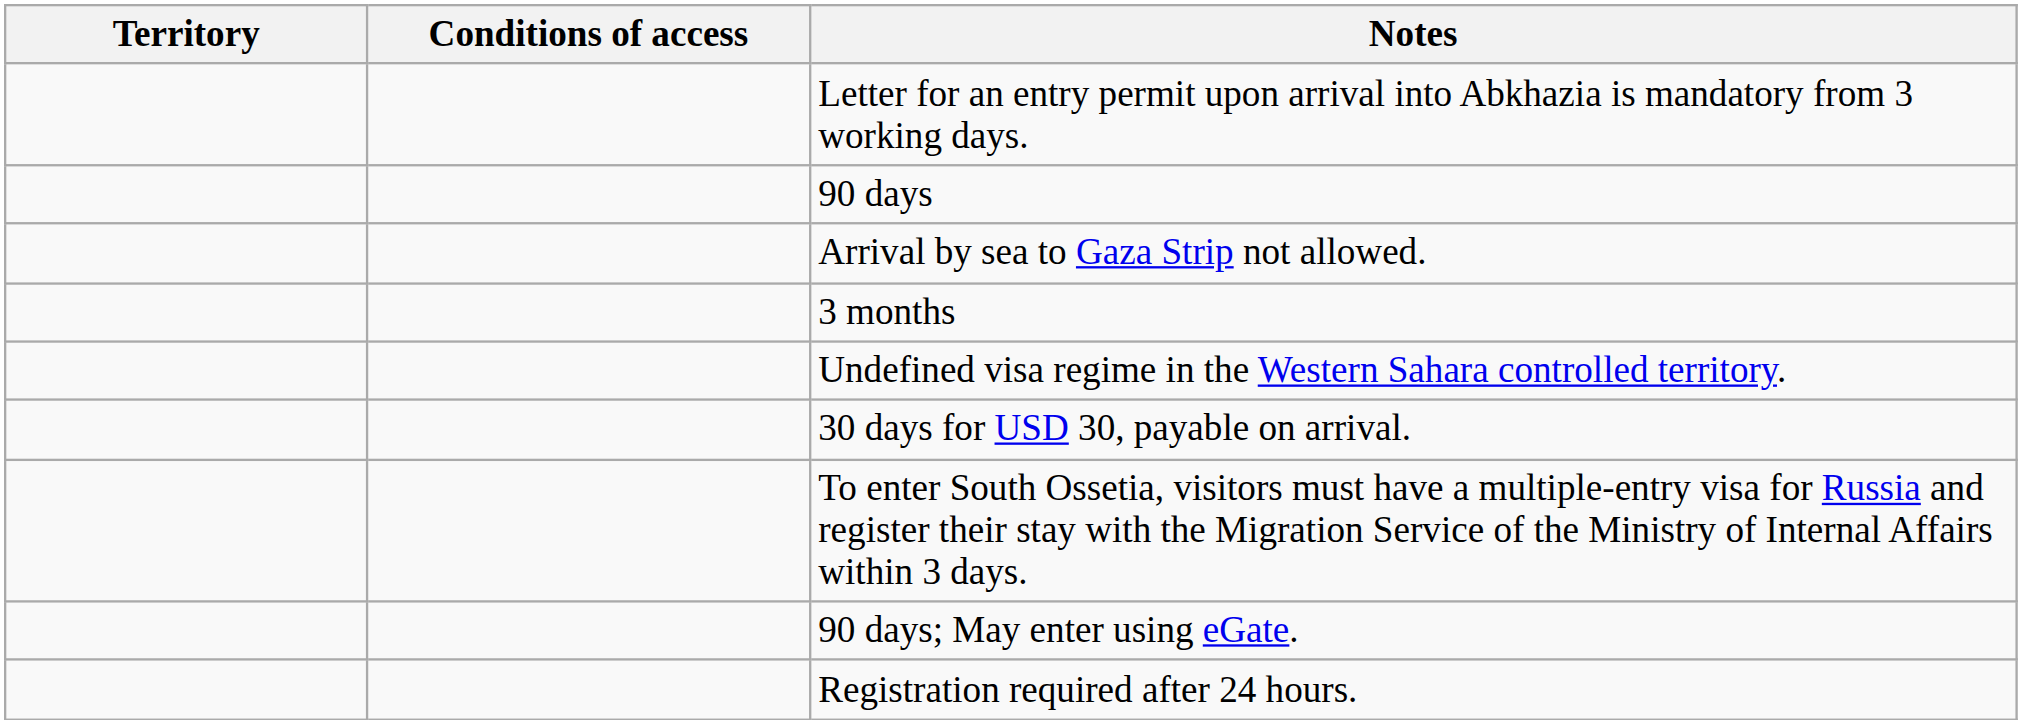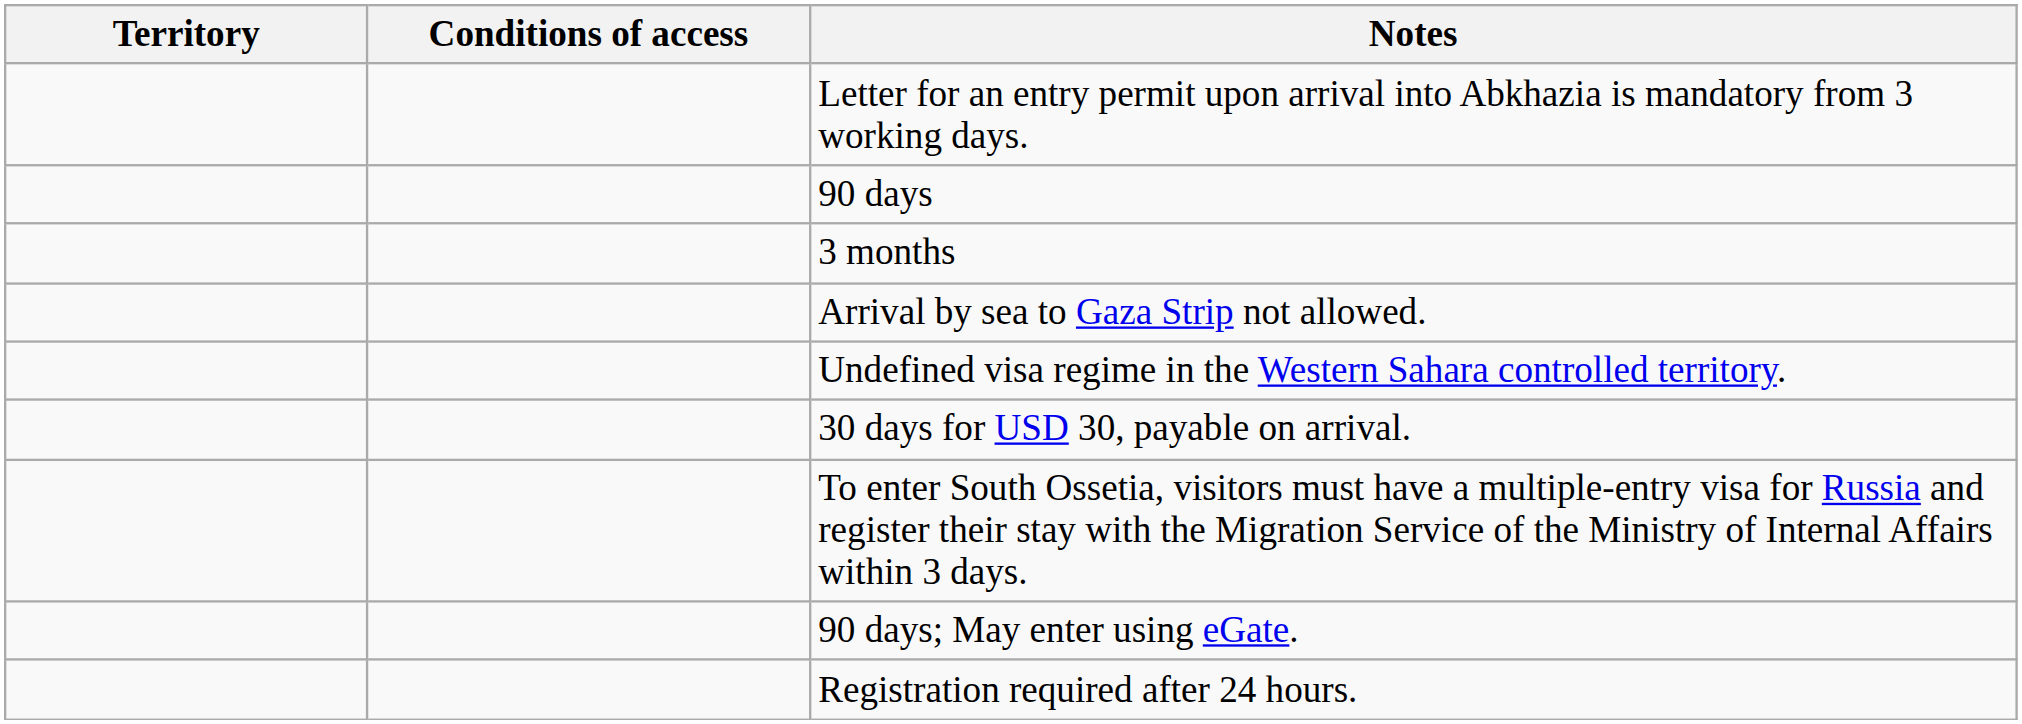rows swapped: (887, 311) <-> (1122, 252)
